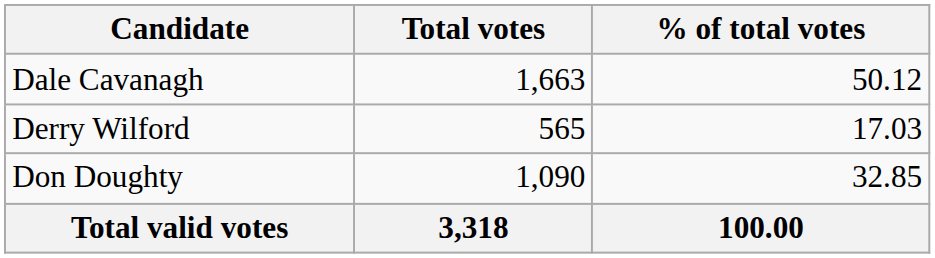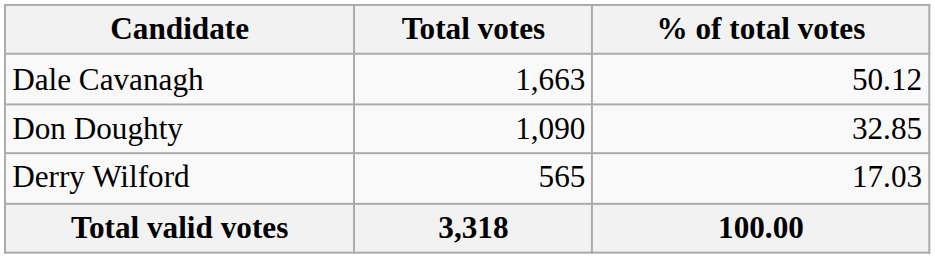rows swapped: (98, 177) <-> (101, 128)
